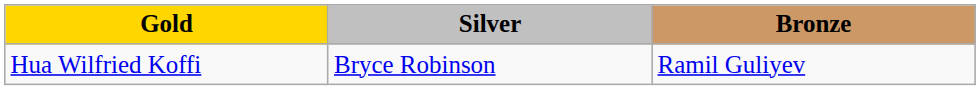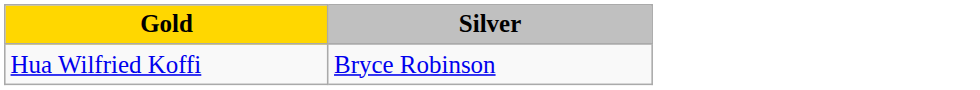- column: (814, 24)
